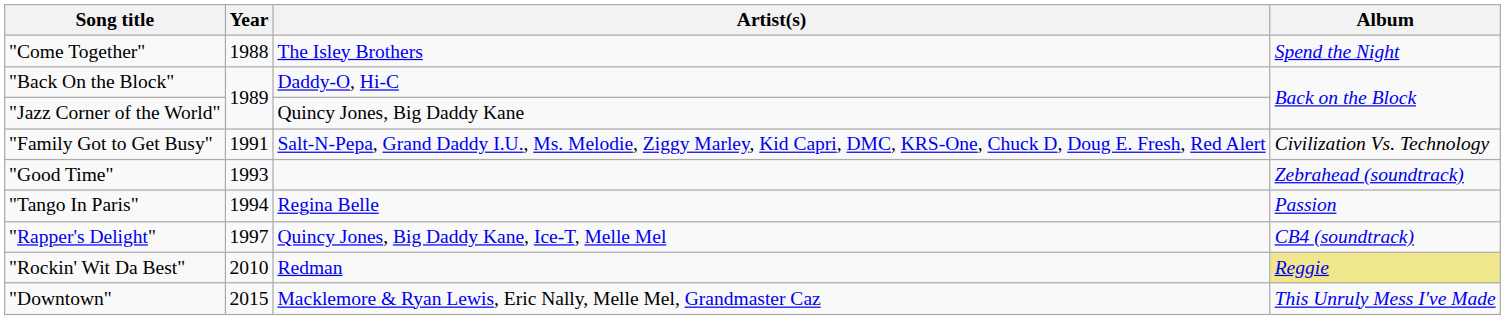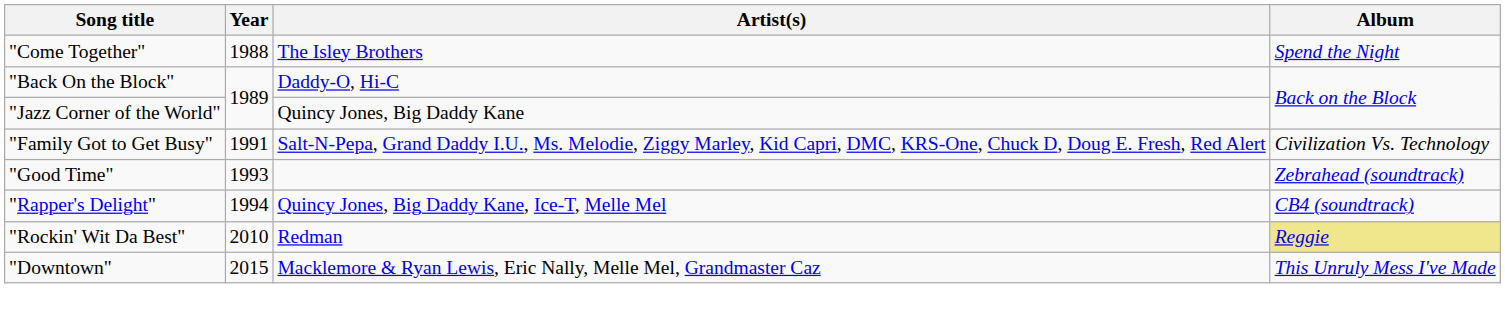- row: (74, 205)
(249, 236) 1997 -> (249, 205) 1994
